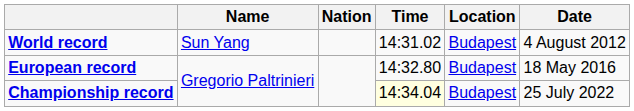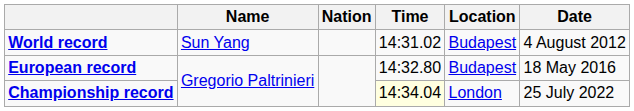(482, 93) Budapest -> (475, 93) London
